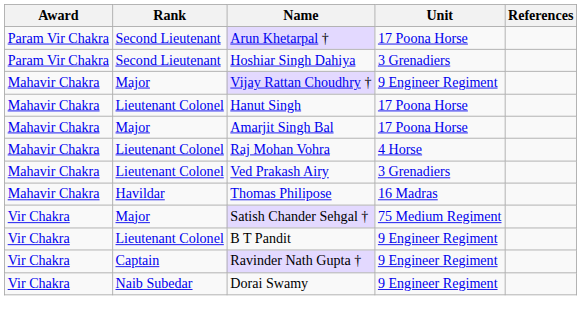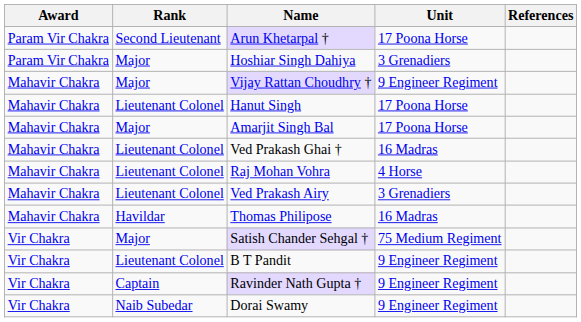(168, 60) Second Lieutenant -> (133, 60) Major
+ row: (286, 149)
